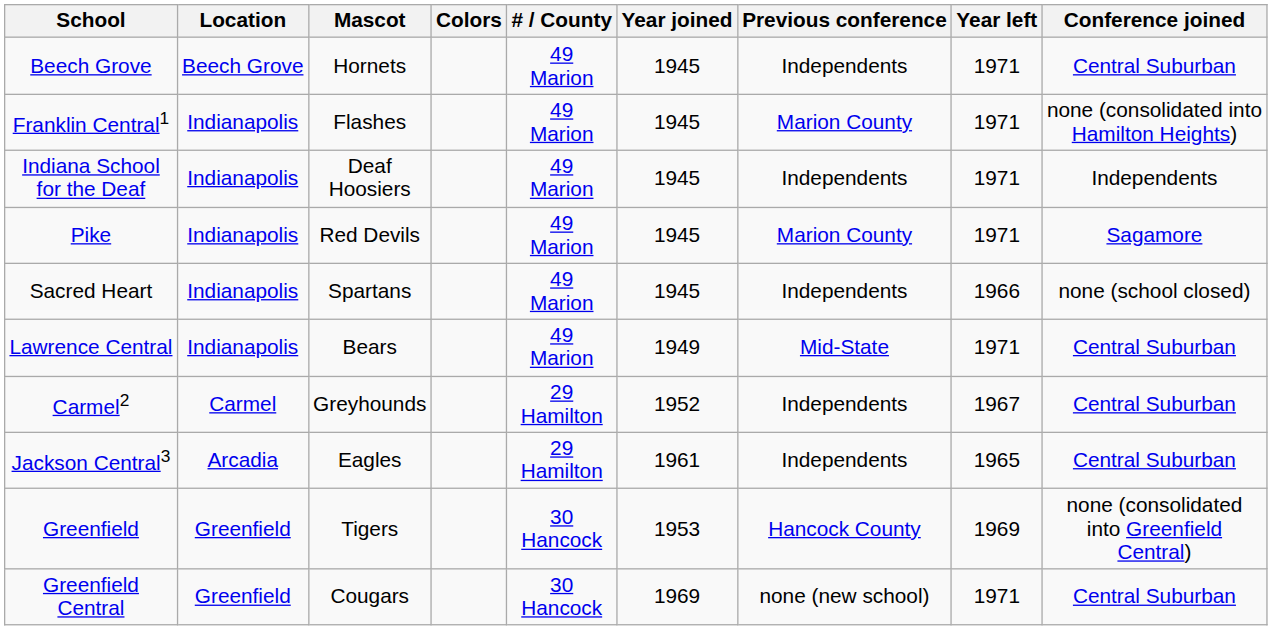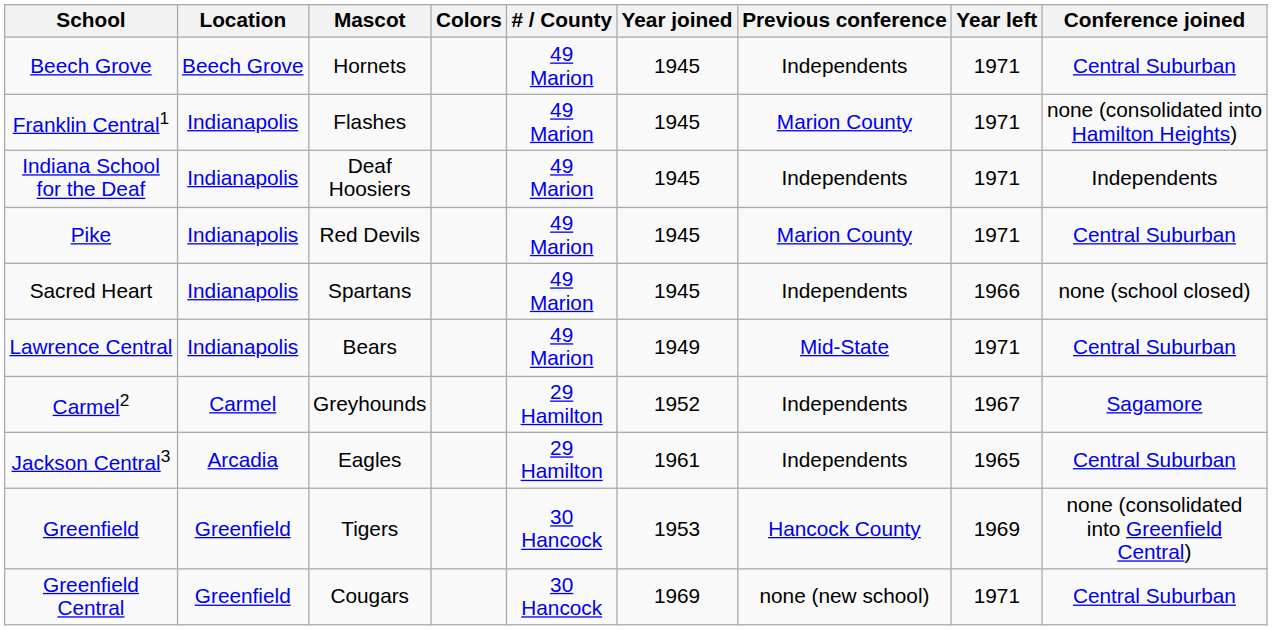(1154, 234) Sagamore -> (1154, 234) Central Suburban
(1154, 404) Central Suburban -> (1154, 404) Sagamore
